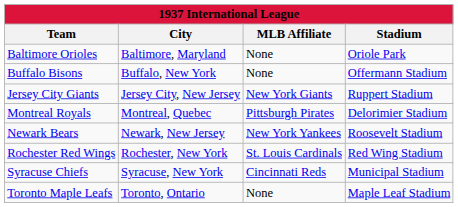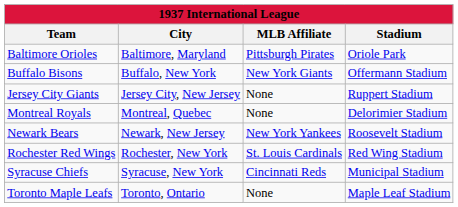(260, 53) None -> (290, 53) Pittsburgh Pirates
(260, 73) None -> (289, 73) New York Giants
(289, 93) New York Giants -> (260, 93) None
(290, 113) Pittsburgh Pirates -> (260, 113) None
